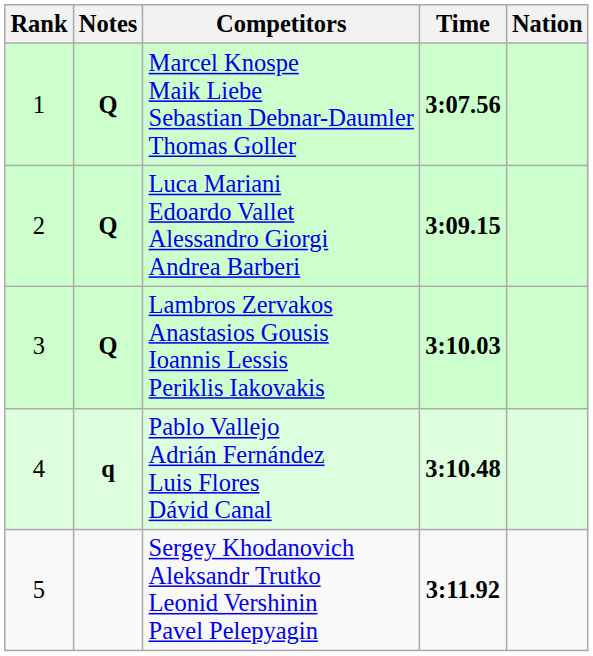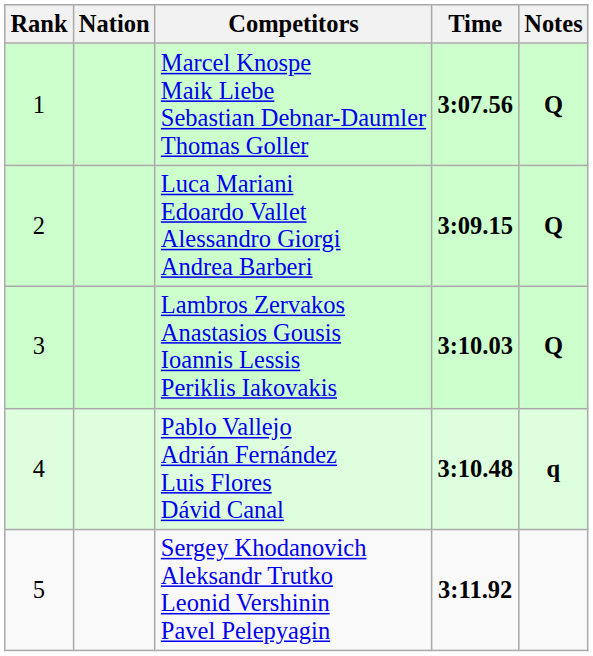columns swapped: (547, 23) <-> (108, 23)
